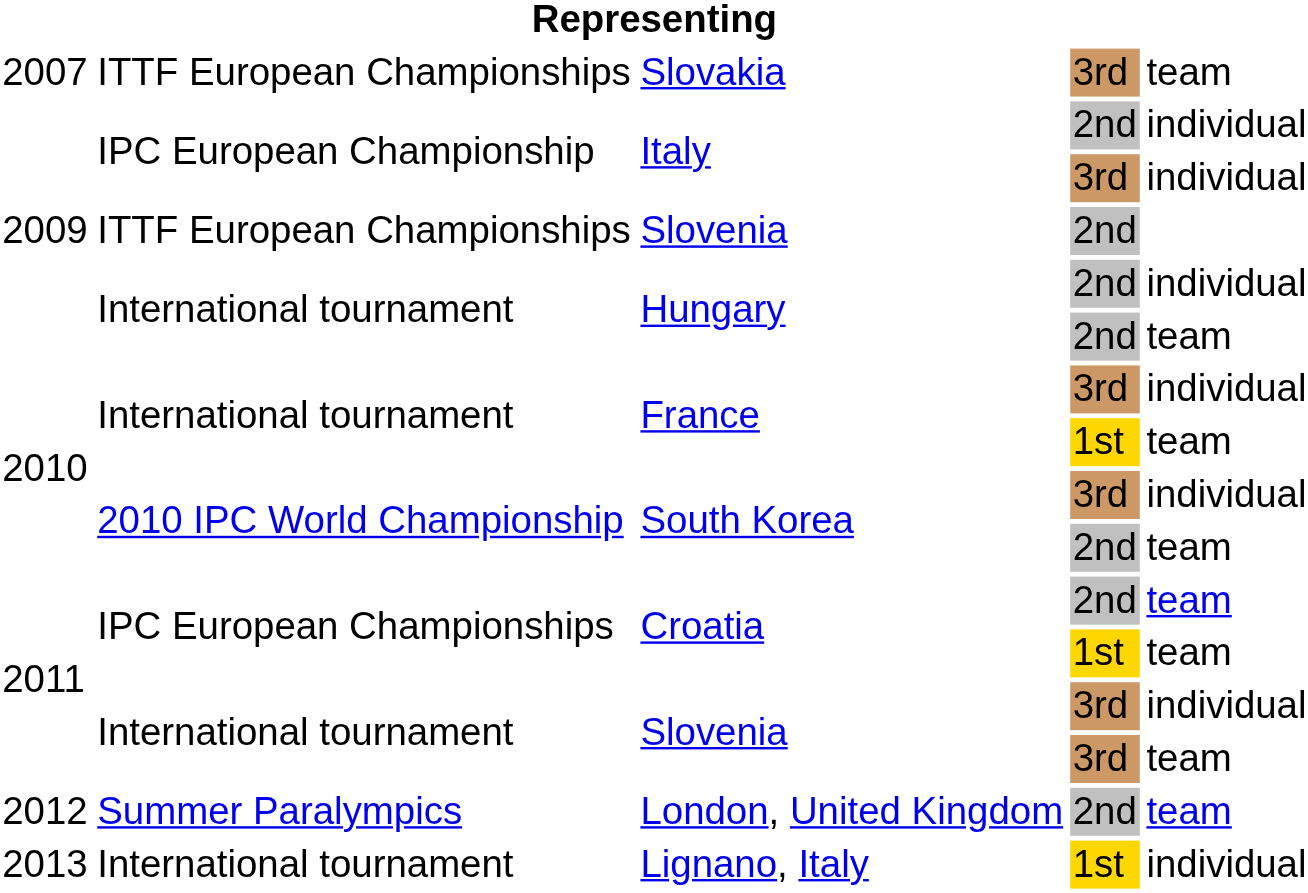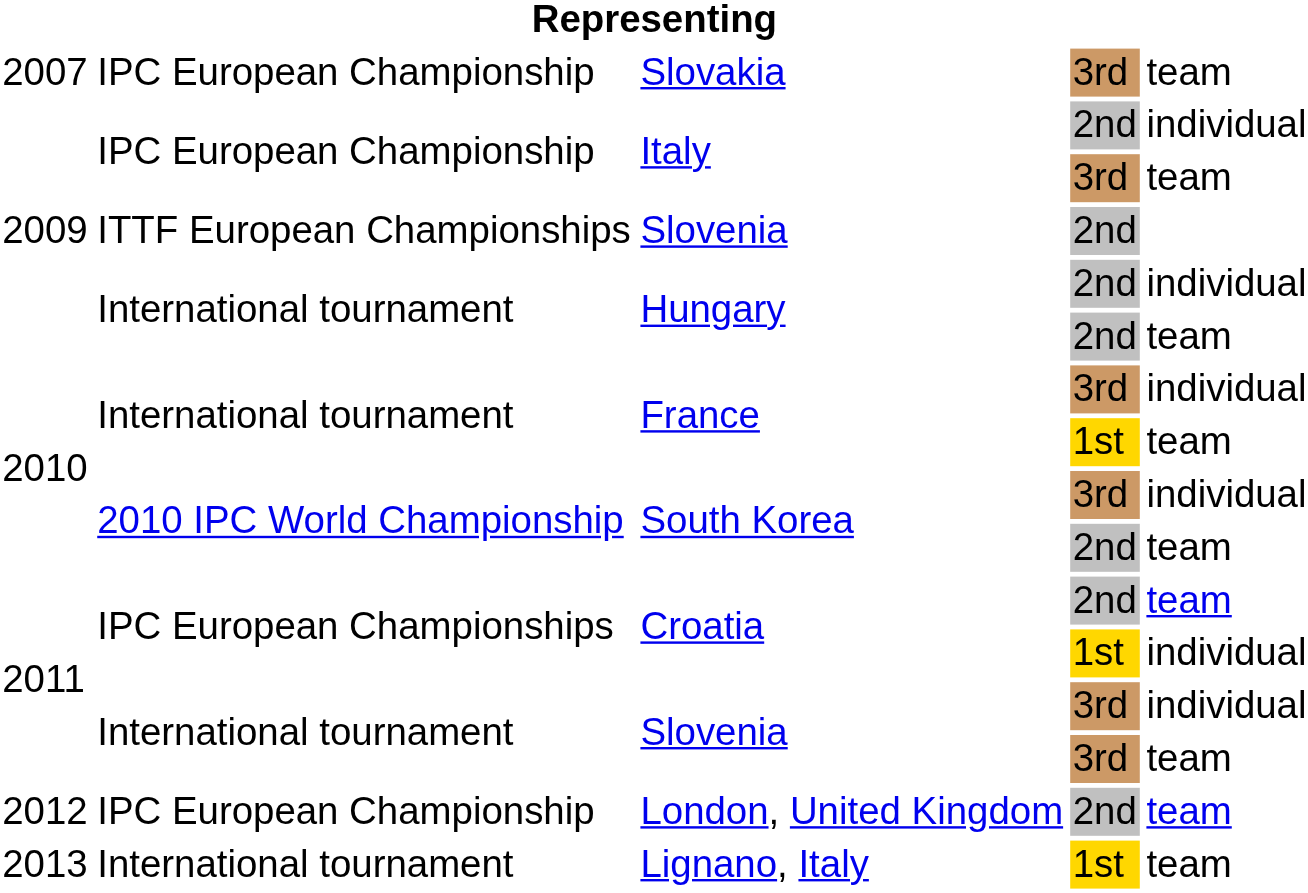(364, 71) ITTF European Championships -> (346, 71) IPC European Championship
(1226, 177) individual -> (1189, 177) team
(1189, 652) team -> (1226, 652) individual
(280, 811) Summer Paralympics -> (346, 811) IPC European Championship
(1226, 863) individual -> (1189, 863) team
